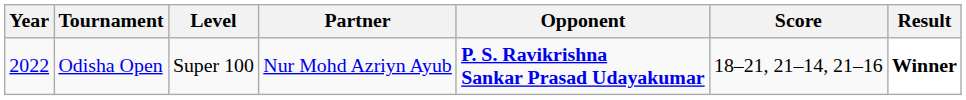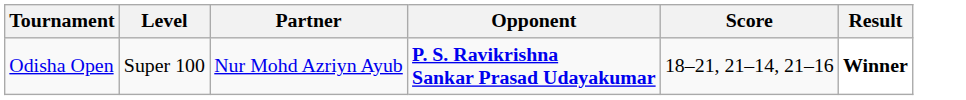- column: (29, 21)
